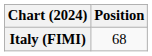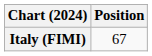(119, 39) 68 -> (119, 39) 67
